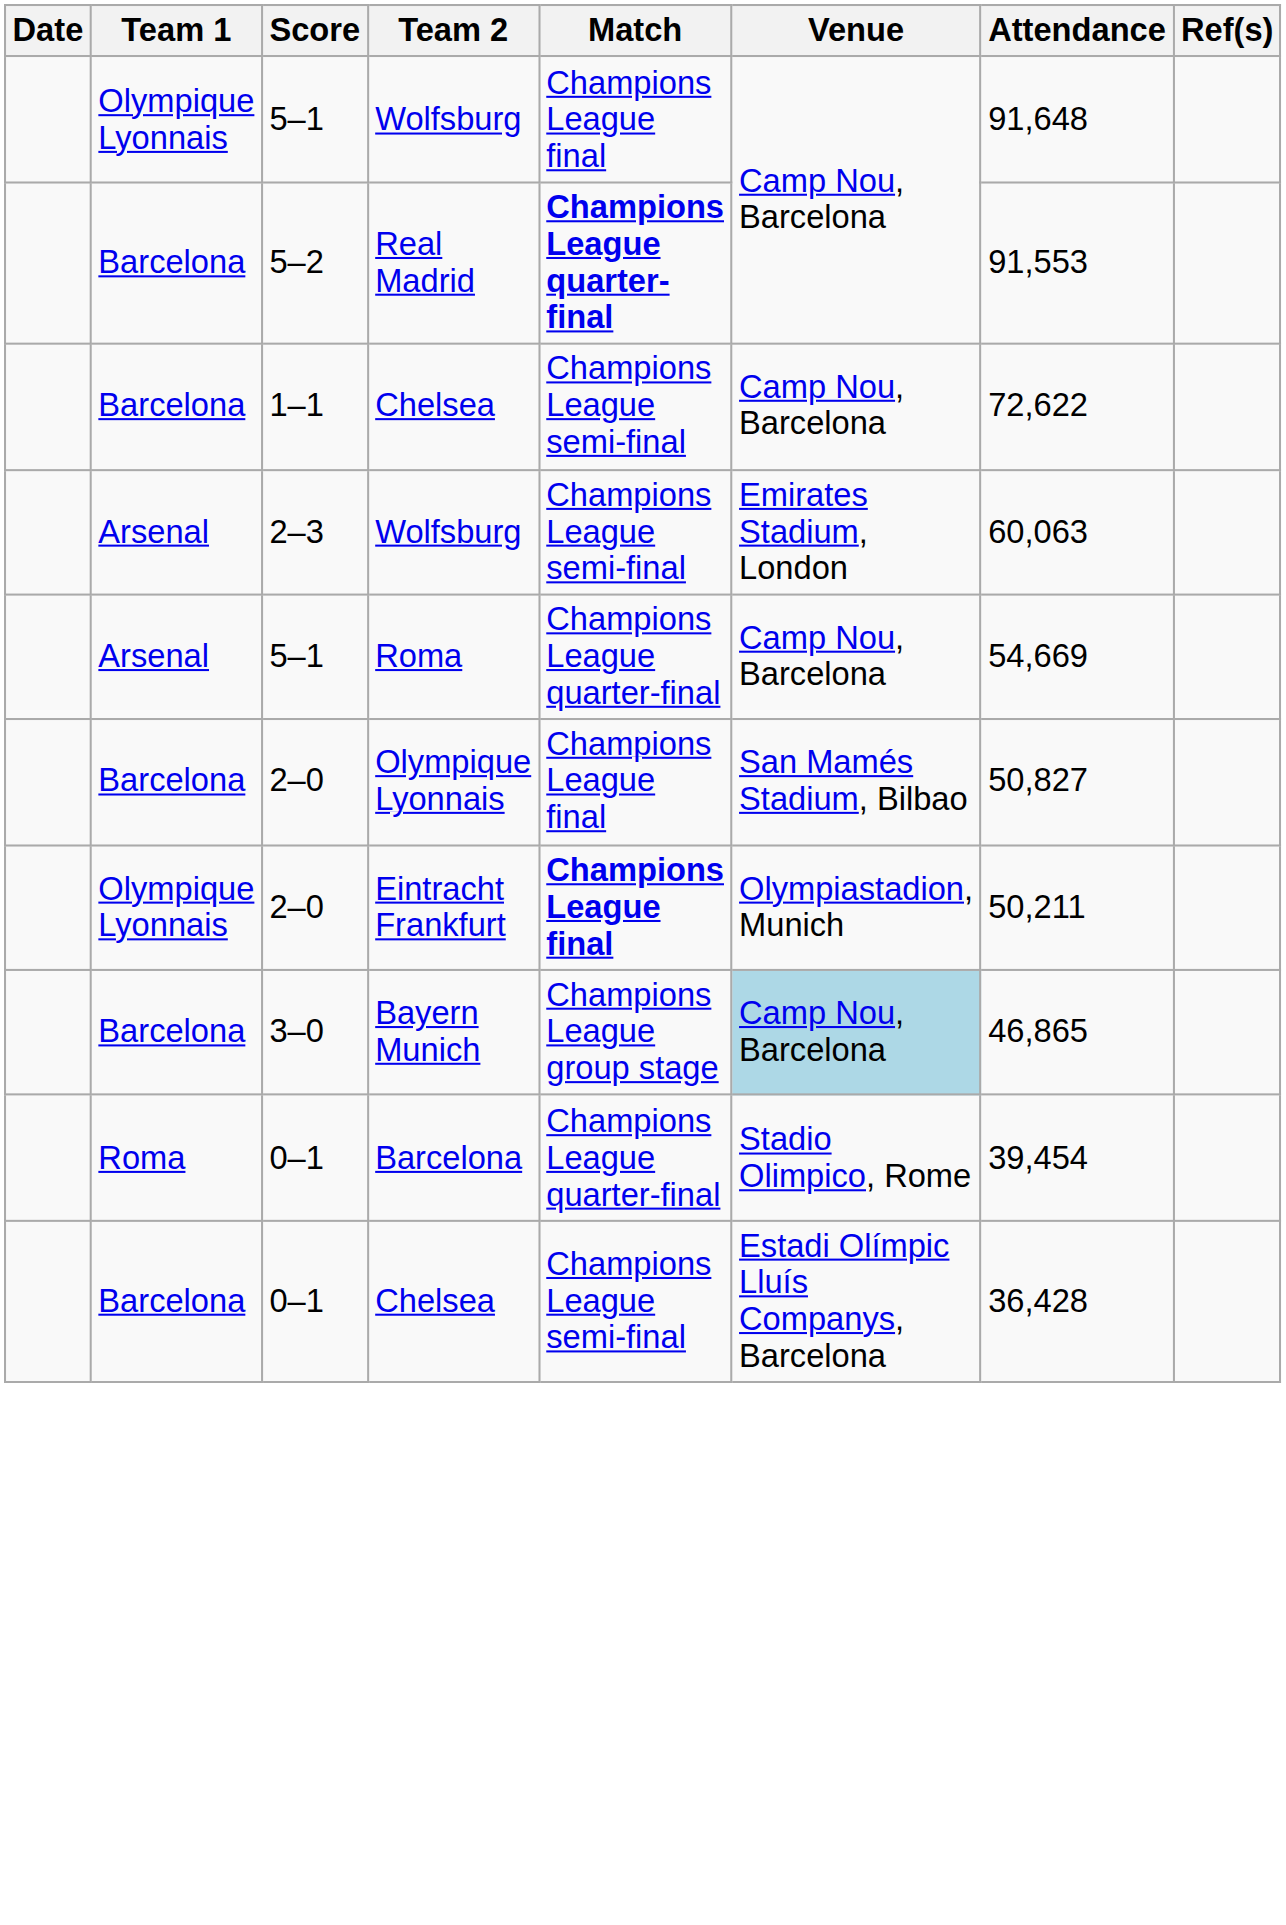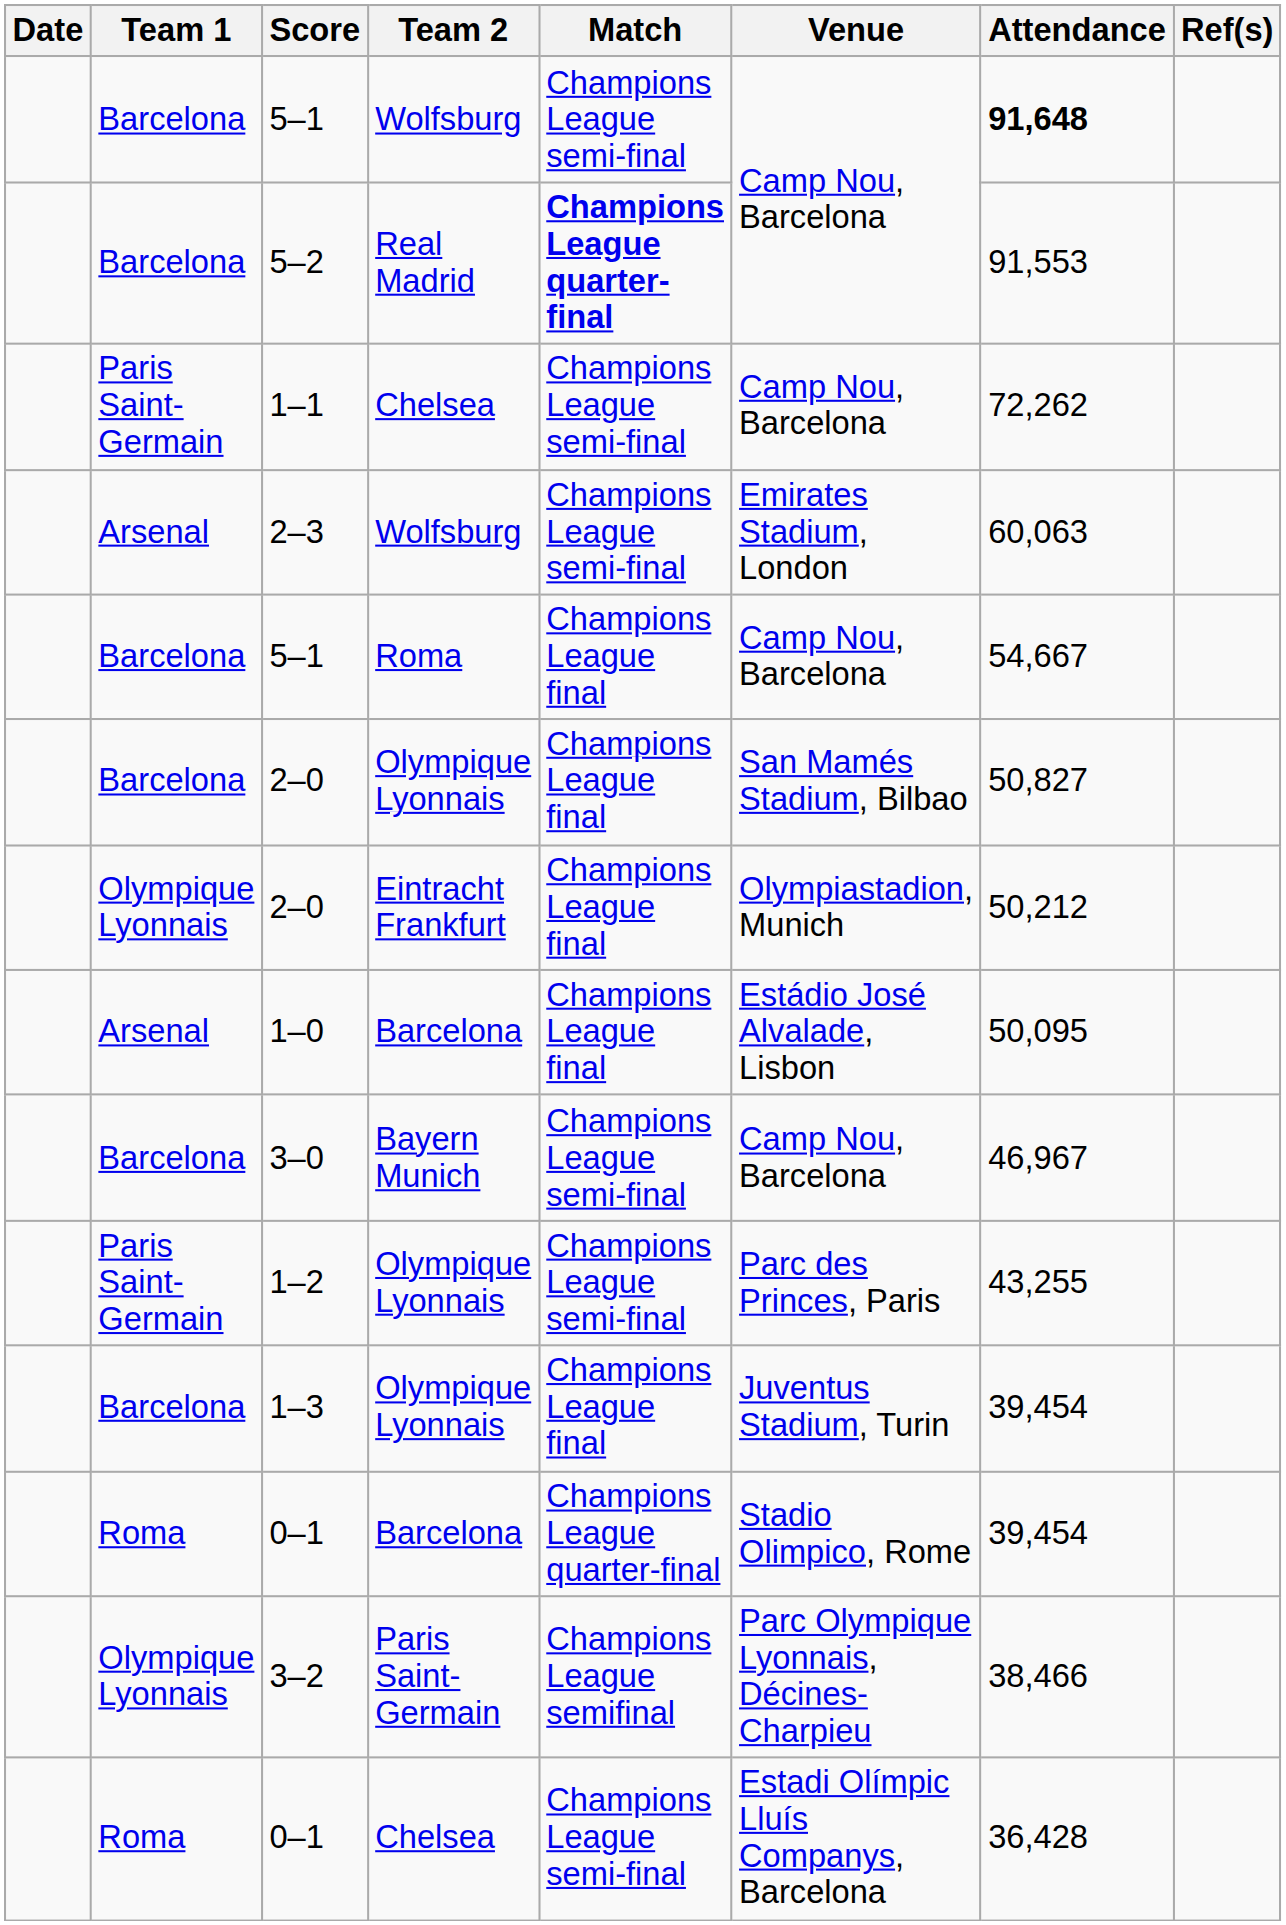(176, 118) Olympique Lyonnais -> (172, 118) Barcelona
(629, 118) Champions League final -> (629, 118) Champions League semi-final
(1038, 118) normal -> (1038, 118) bold
(172, 405) Barcelona -> (161, 405) Paris Saint-Germain
(1038, 405) 72,622 -> (1038, 405) 72,262
(154, 656) Arsenal -> (172, 656) Barcelona
(633, 656) Champions League quarter-final -> (629, 656) Champions League final
(1038, 656) 54,669 -> (1038, 656) 54,667
(635, 906) bold -> (629, 906) normal
(1037, 906) 50,211 -> (1038, 906) 50,212
+ row: (297, 1032)
(632, 1032) Champions League group stage -> (629, 1157) Champions League semi-final
(822, 1032) lightblue background -> (822, 1157) no background
(1038, 1032) 46,865 -> (1038, 1157) 46,967
+ row: (297, 1282)
+ row: (297, 1407)
+ row: (297, 1676)
(172, 1300) Barcelona -> (142, 1838) Roma
